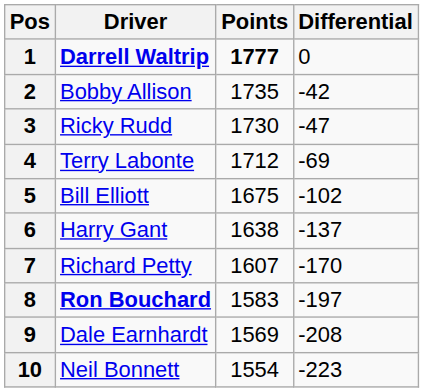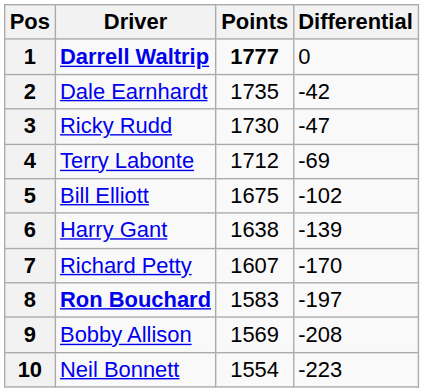(126, 91) Bobby Allison -> (134, 91) Dale Earnhardt
(320, 230) -137 -> (320, 230) -139
(134, 334) Dale Earnhardt -> (126, 334) Bobby Allison
